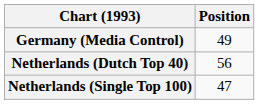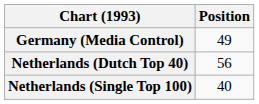(224, 87) 47 -> (224, 87) 40
